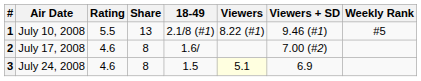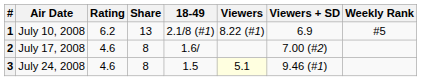(108, 31) 5.5 -> (108, 31) 6.2
(305, 31) 9.46 (#1) -> (305, 31) 6.9
(305, 66) 6.9 -> (305, 66) 9.46 (#1)
